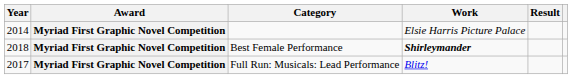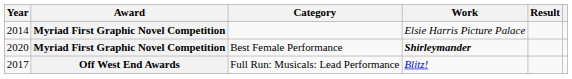(18, 47) 2018 -> (18, 47) 2020
(129, 64) Myriad First Graphic Novel Competition -> (129, 64) Off West End Awards
